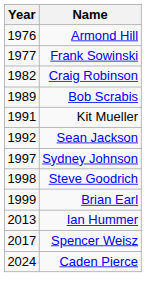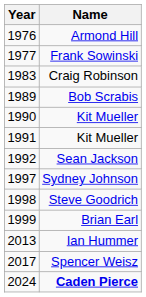- row: (22, 76)
+ row: (22, 76)
+ row: (22, 117)
(99, 261) normal -> (97, 281) bold
